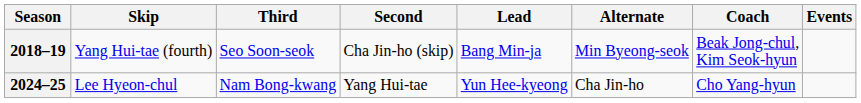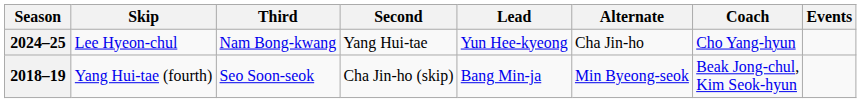rows swapped: (38, 51) <-> (38, 85)
